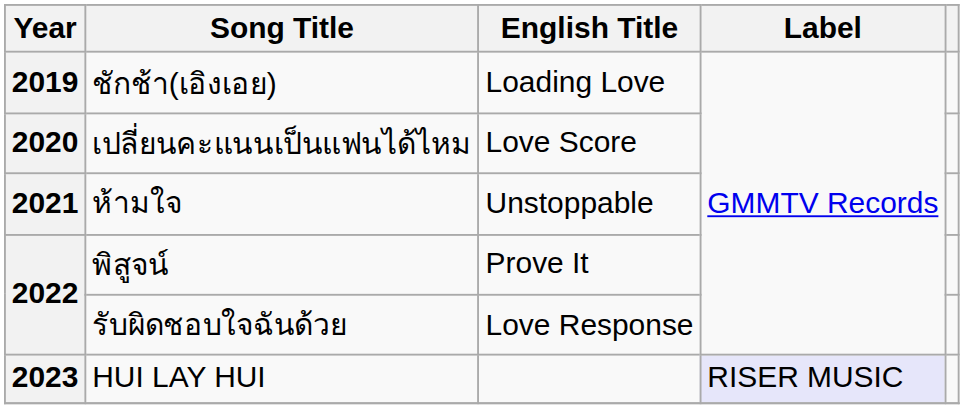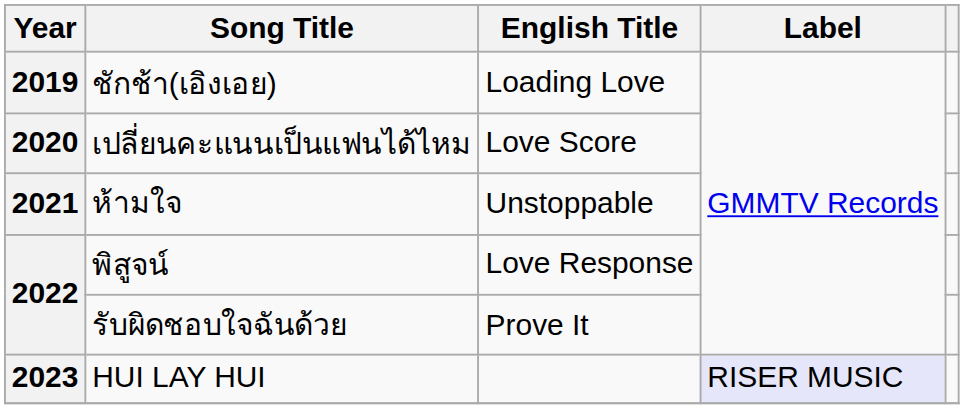(537, 263) Prove It -> (590, 263) Love Response
(590, 324) Love Response -> (537, 324) Prove It
